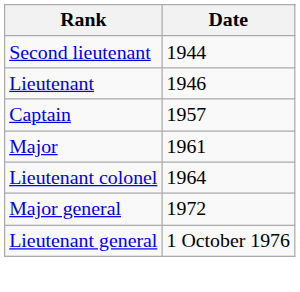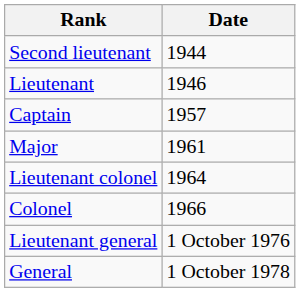+ row: (41, 209)
- row: (65, 209)
+ row: (41, 271)
